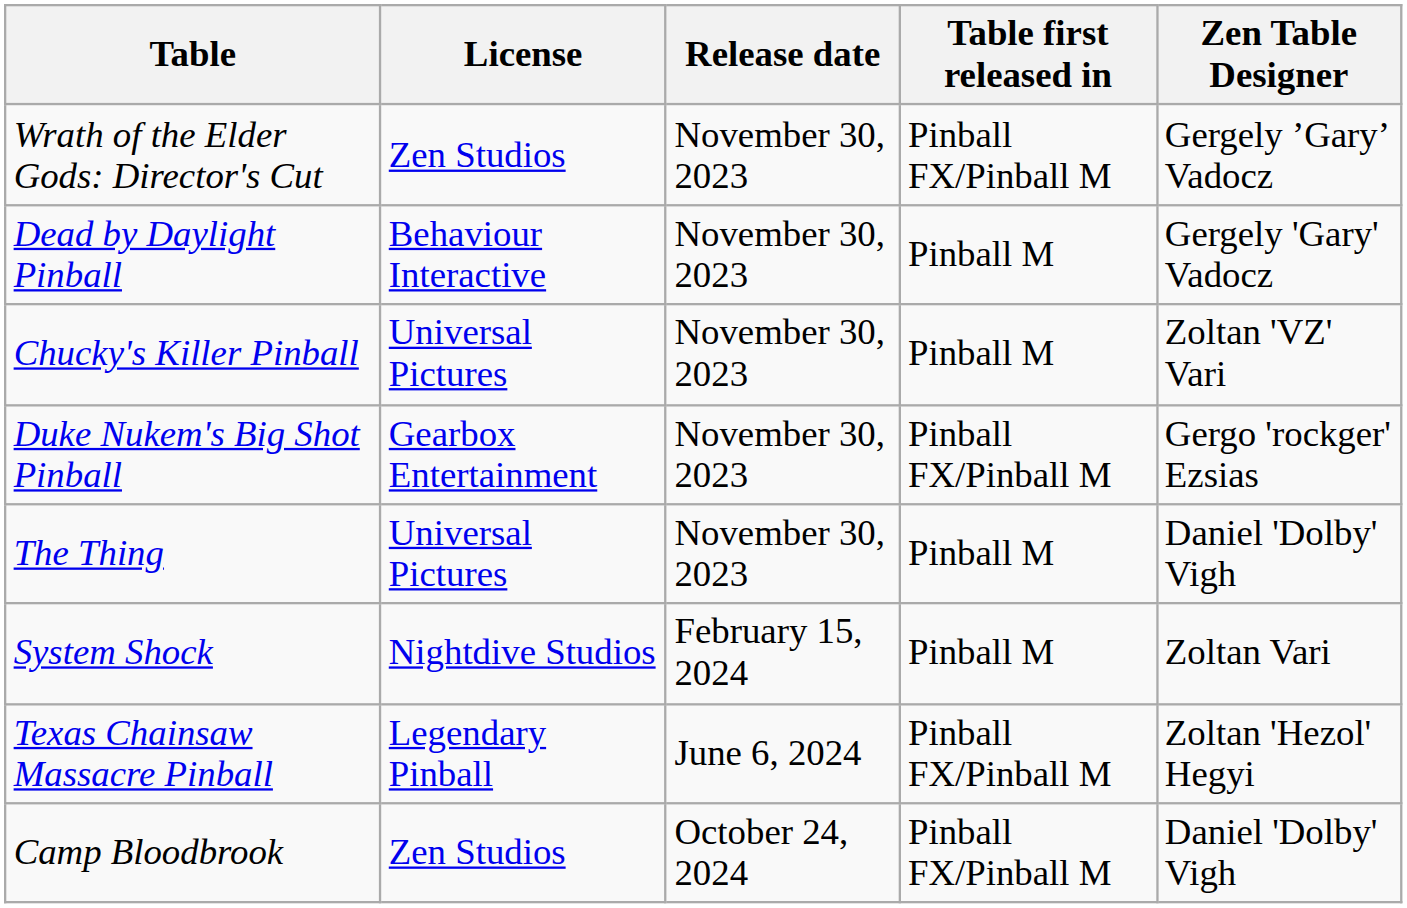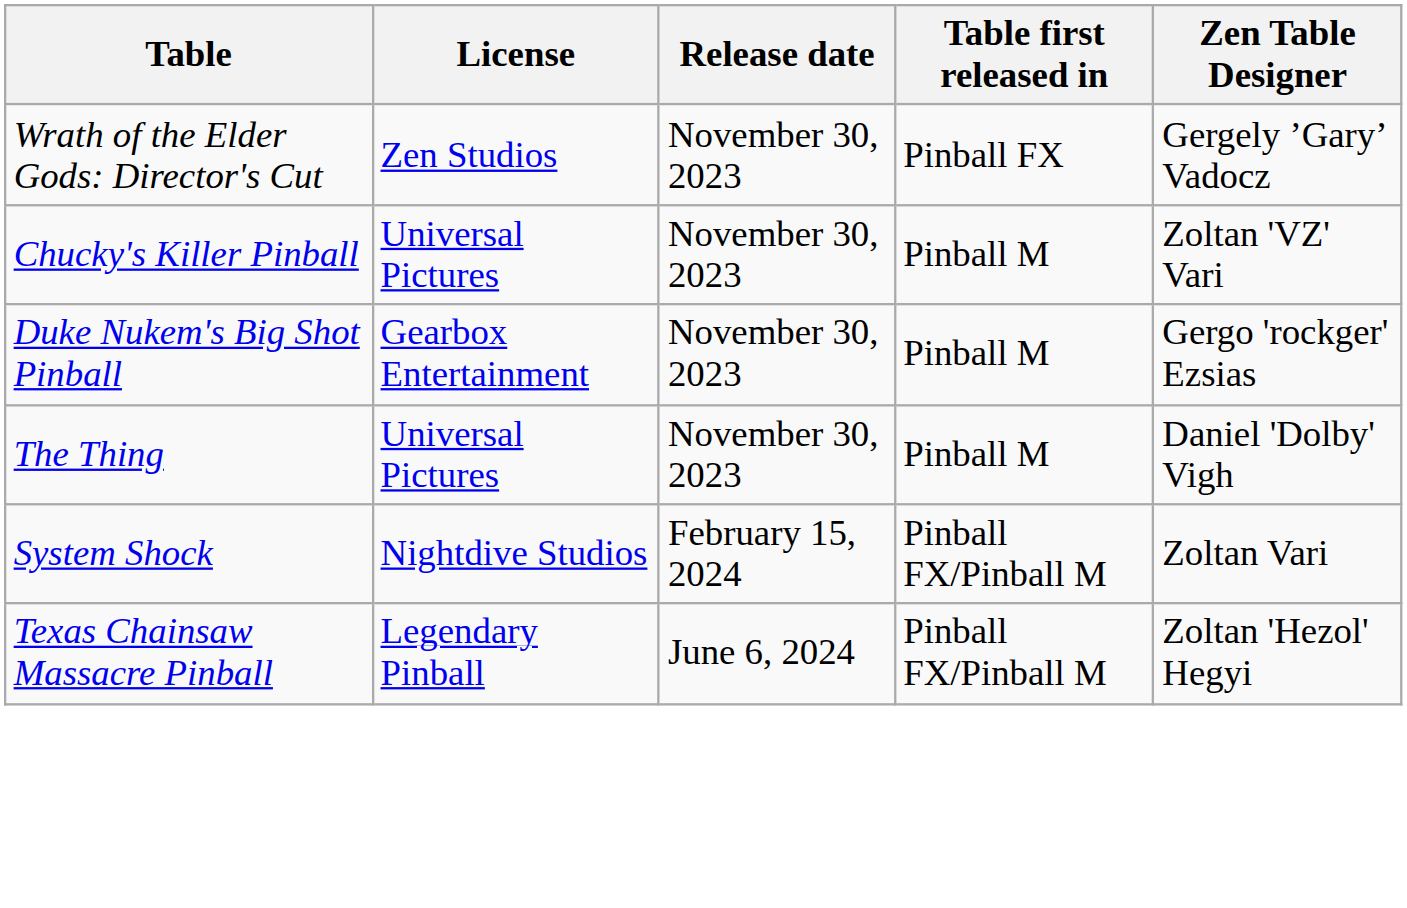(1010, 154) Pinball FX/Pinball M -> (983, 154) Pinball FX
- row: (144, 253)
(1010, 453) Pinball FX/Pinball M -> (976, 353) Pinball M
(981, 652) Pinball M -> (1005, 553) Pinball FX/Pinball M
- row: (148, 852)
